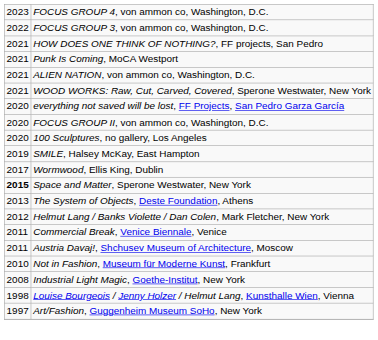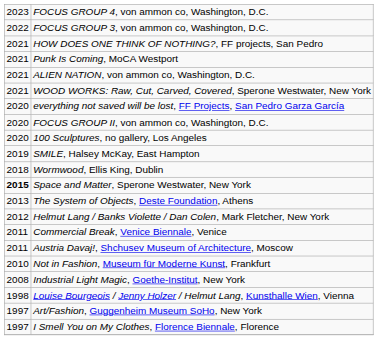(18, 169) 2017 -> (18, 169) 2018
+ row: (156, 327)
